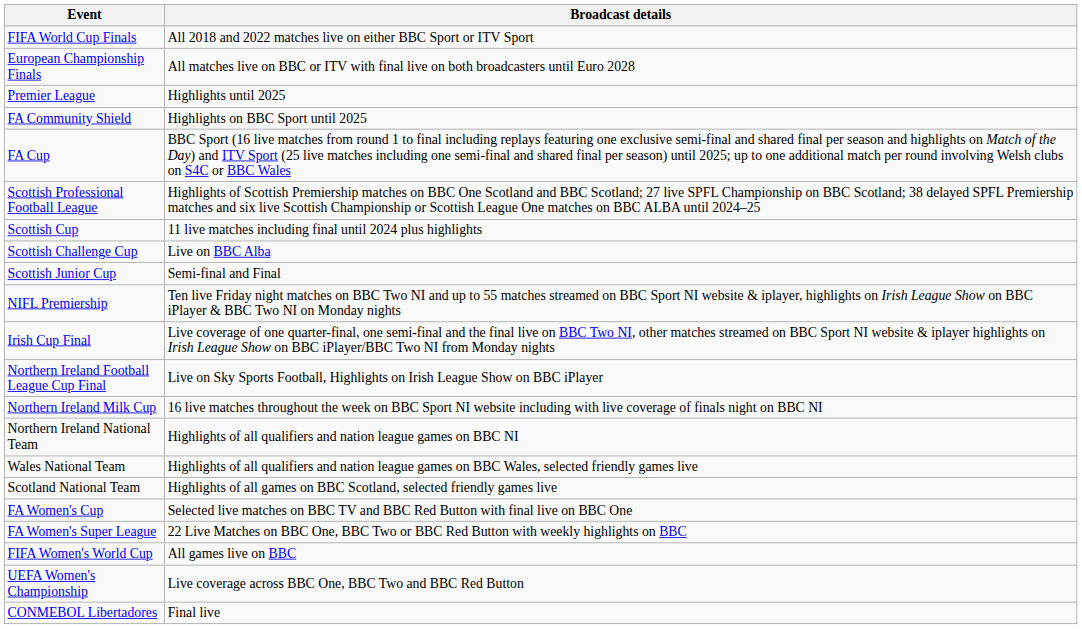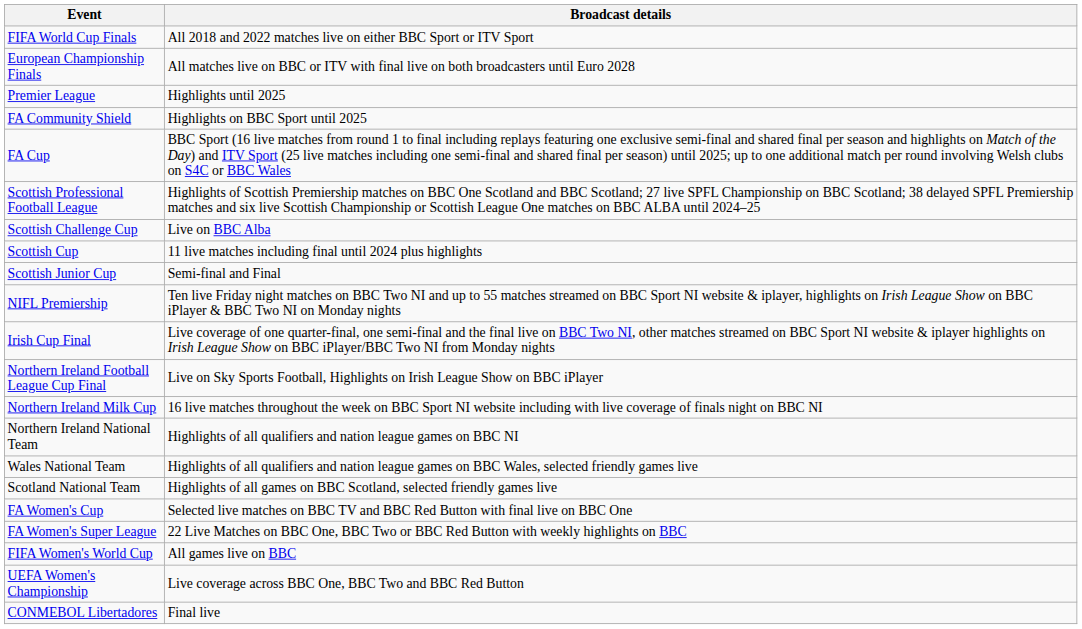rows swapped: (43, 230) <-> (73, 251)
